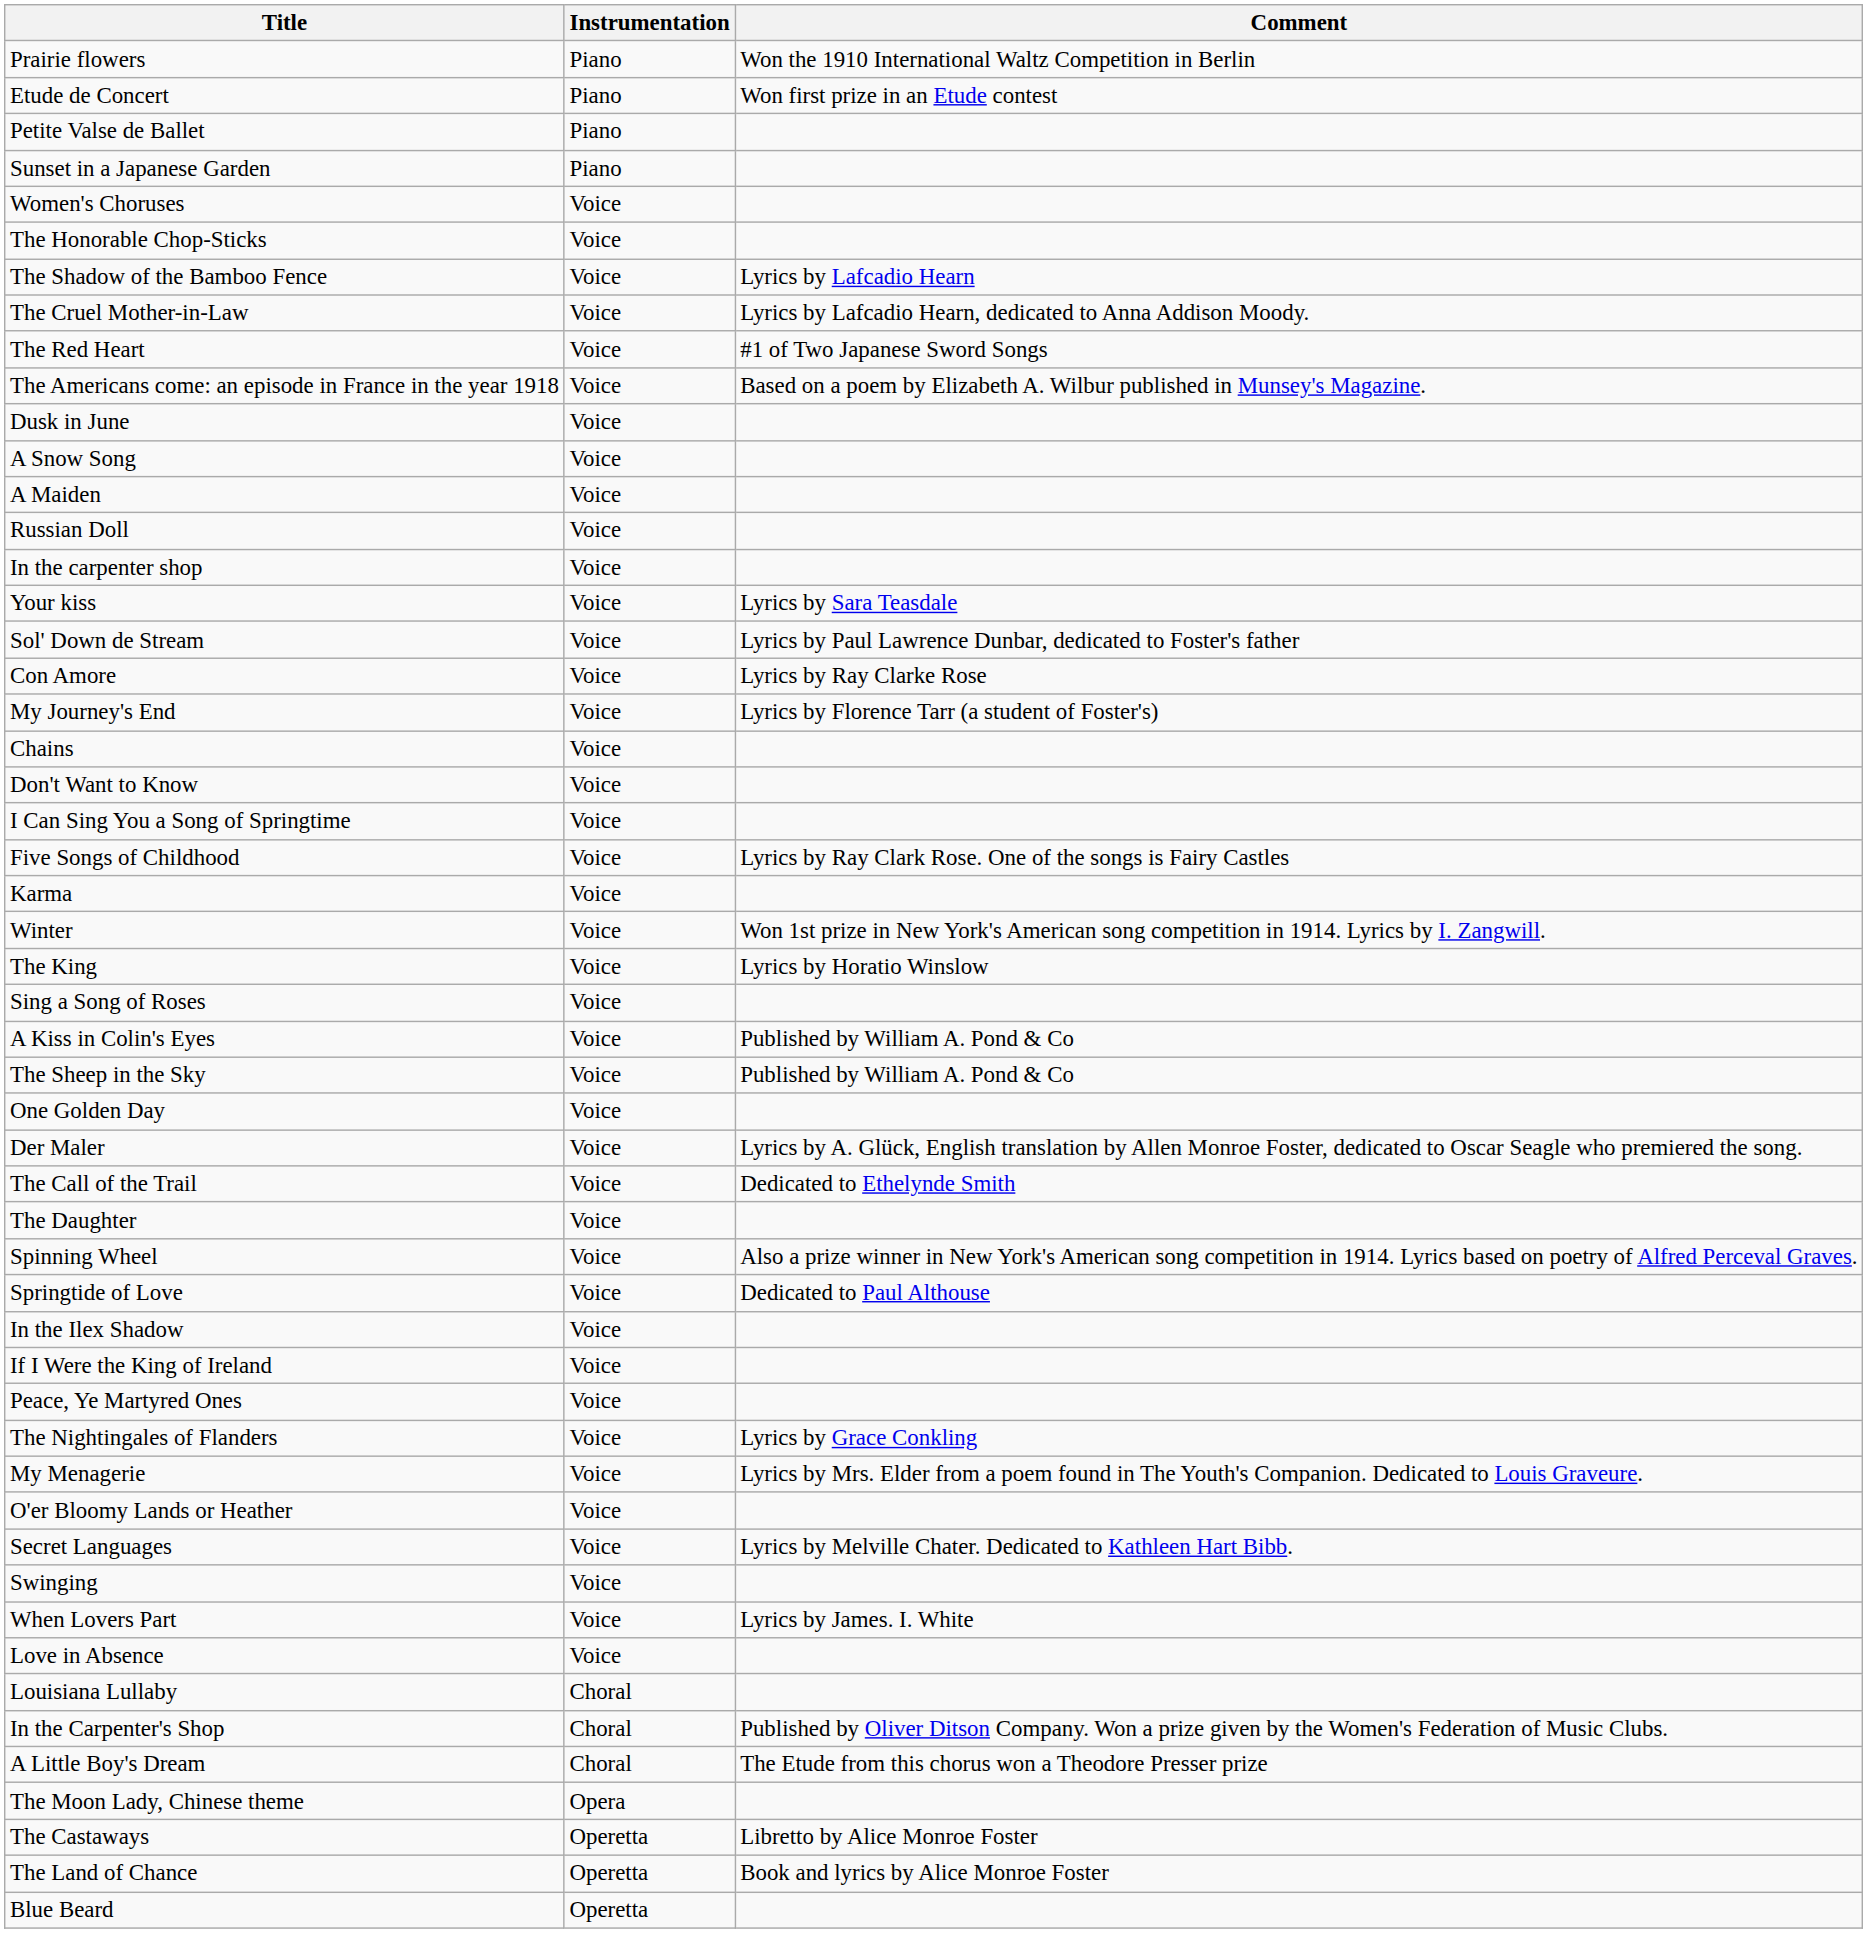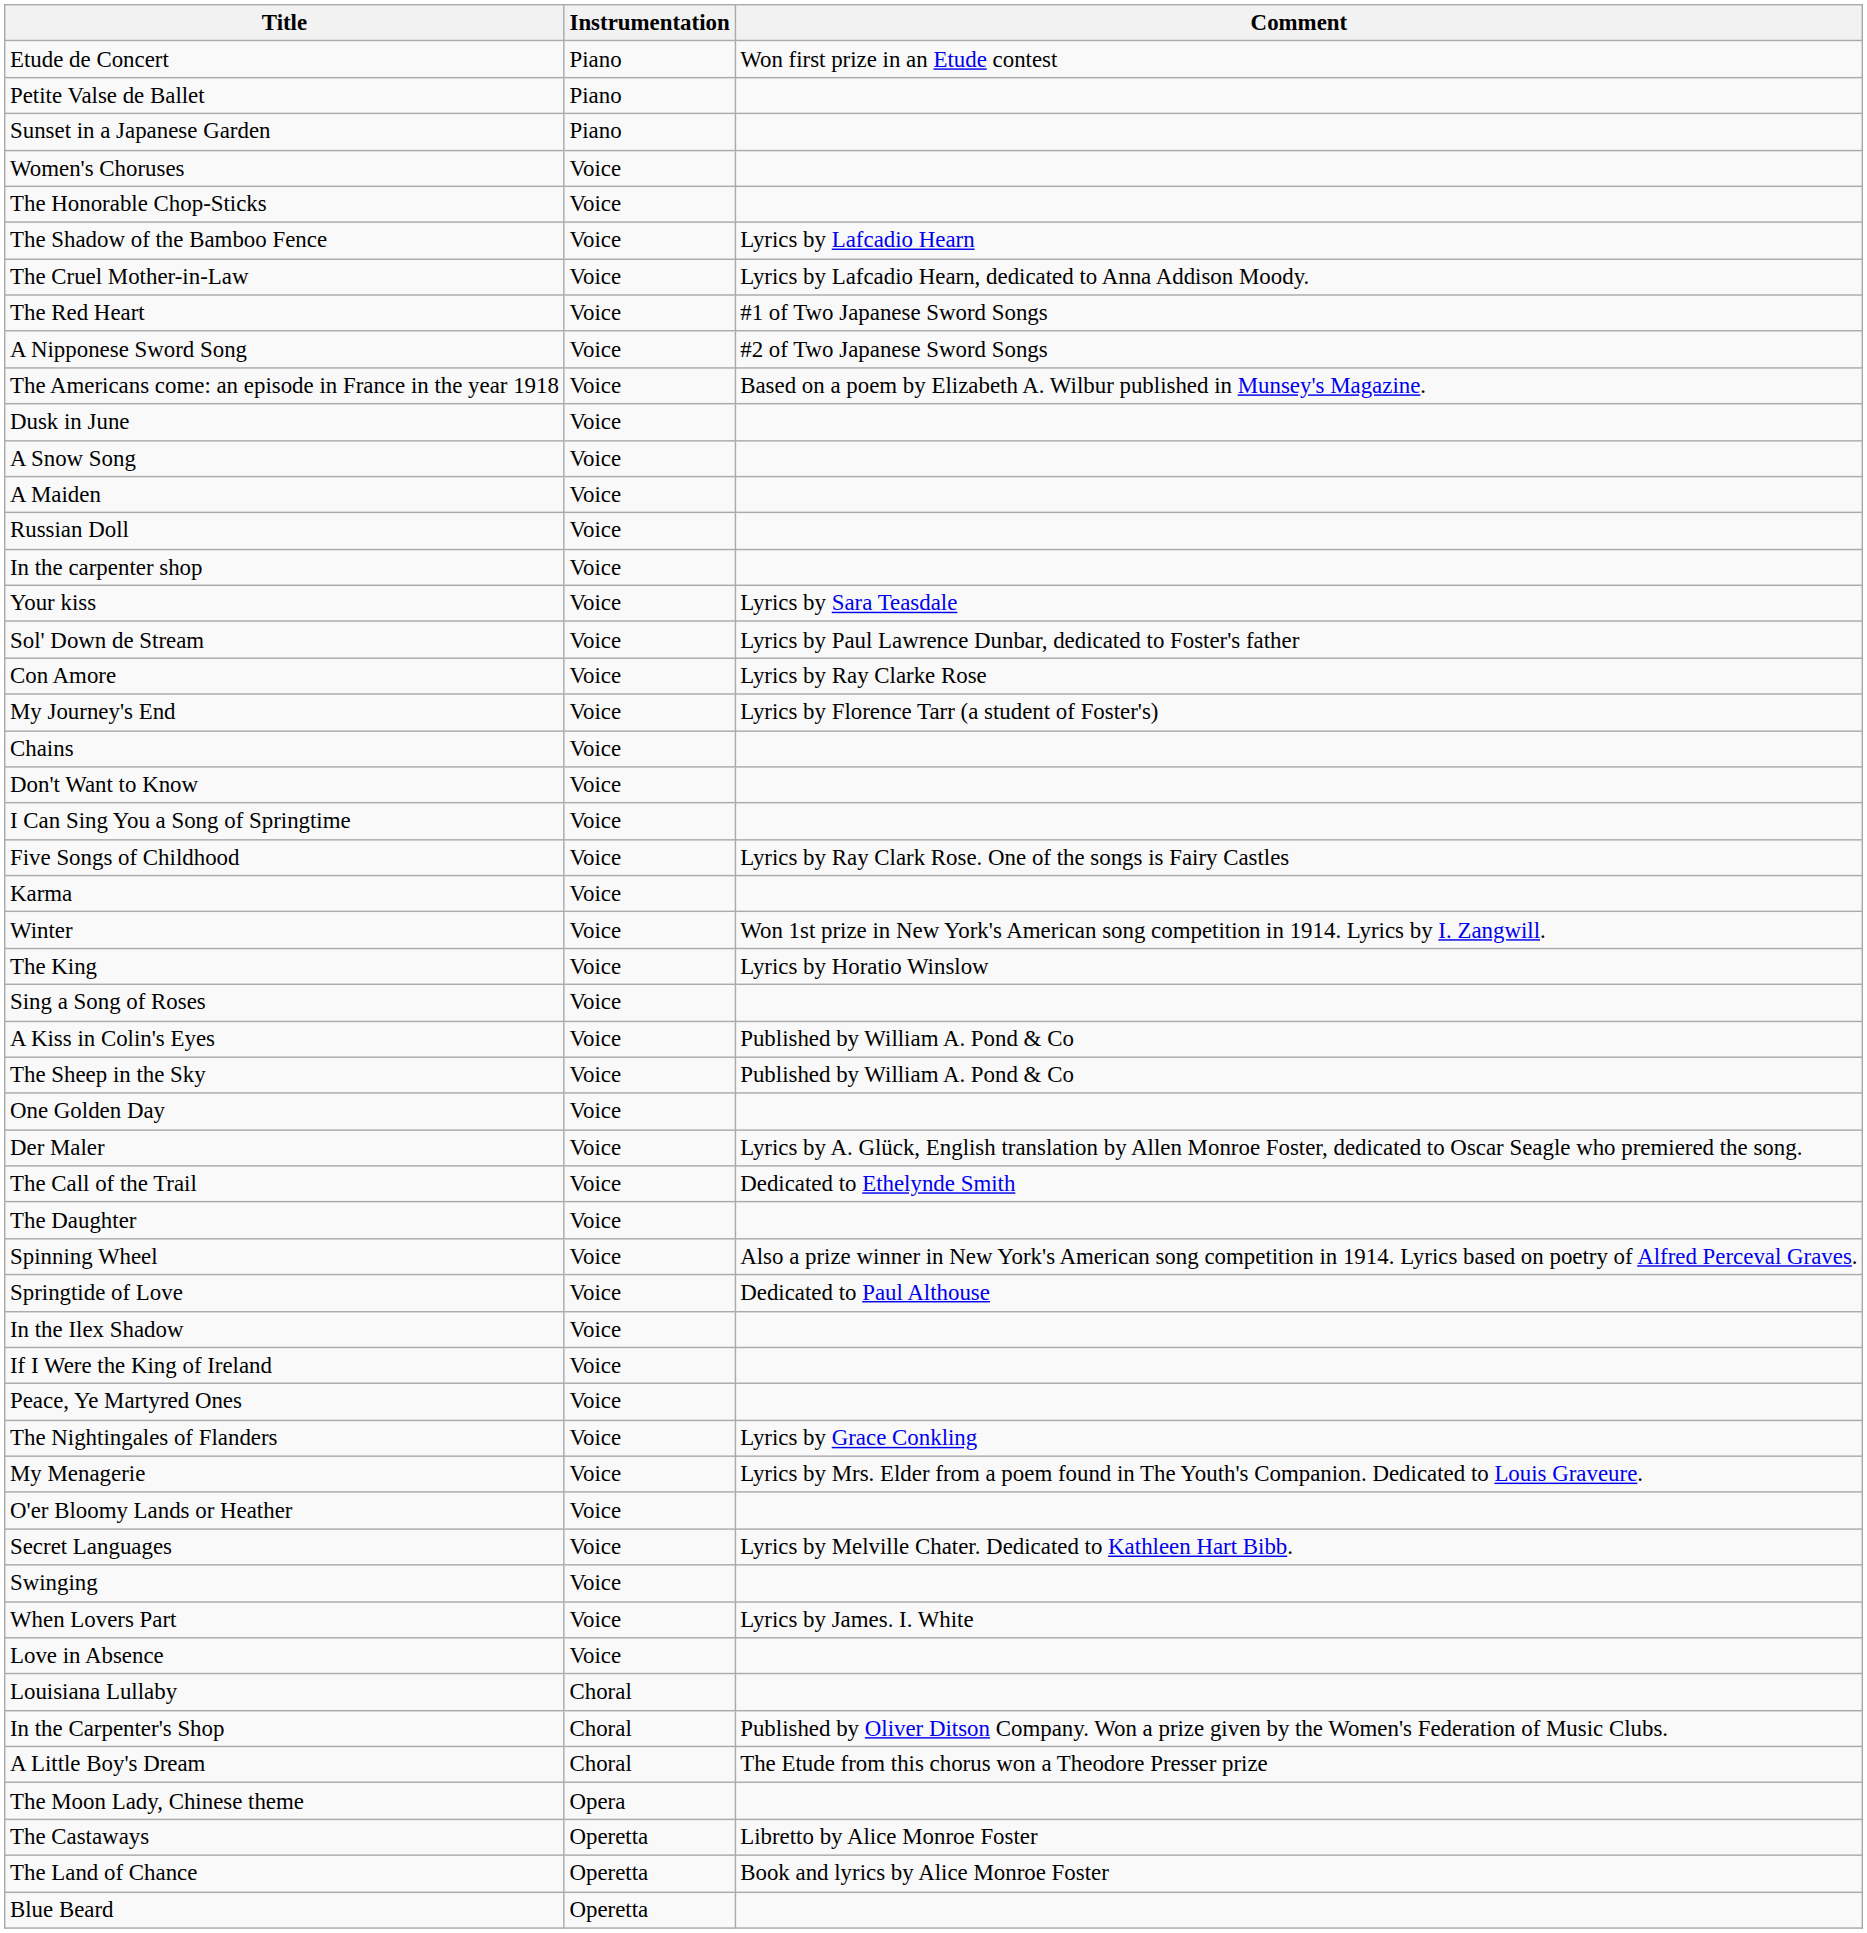- row: (78, 58)
+ row: (129, 349)
